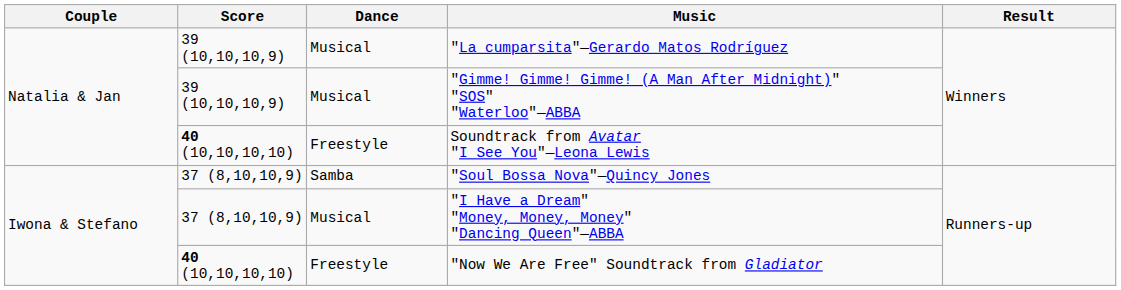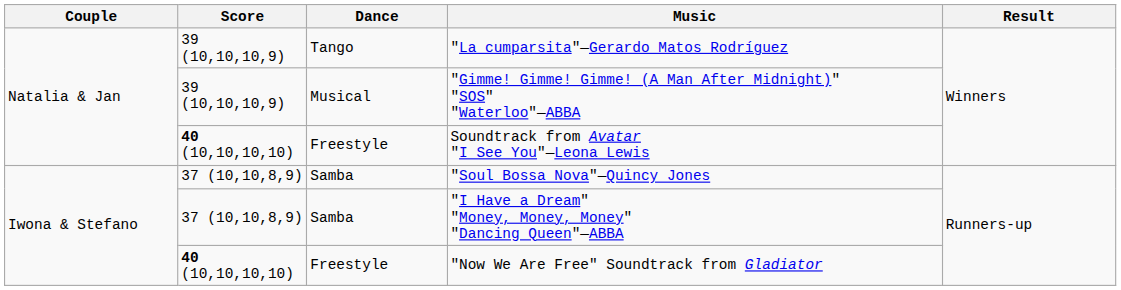(341, 48) Musical -> (332, 48) Tango
(242, 177) 37 (8,10,10,9) -> (242, 177) 37 (10,10,8,9)
(242, 217) 37 (8,10,10,9) -> (242, 217) 37 (10,10,8,9)
(341, 217) Musical -> (332, 217) Samba
